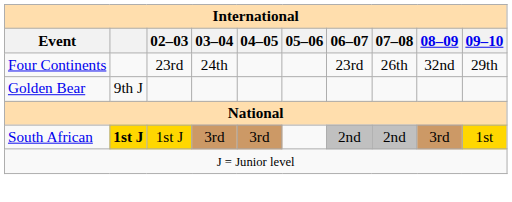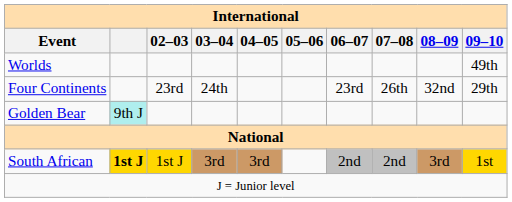+ row: (30, 64)
(128, 88) no background -> (128, 112) paleturquoise background
